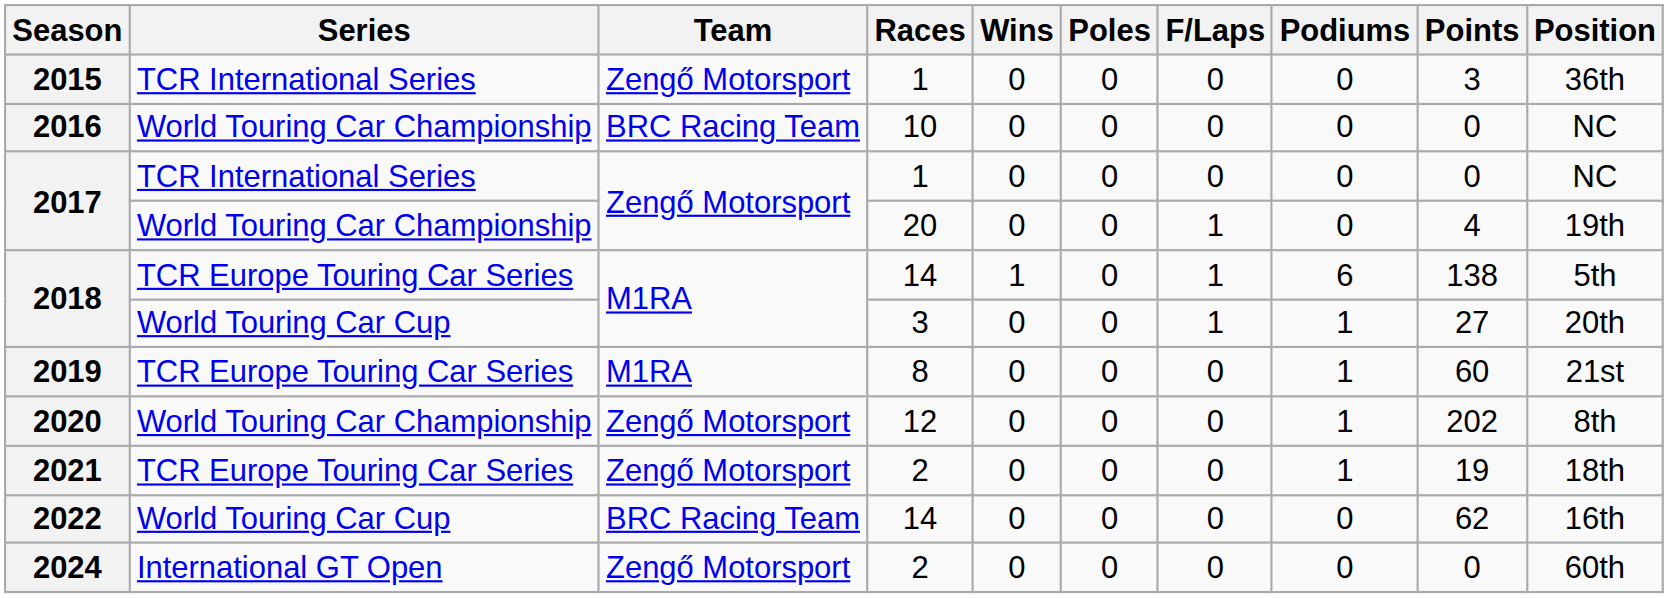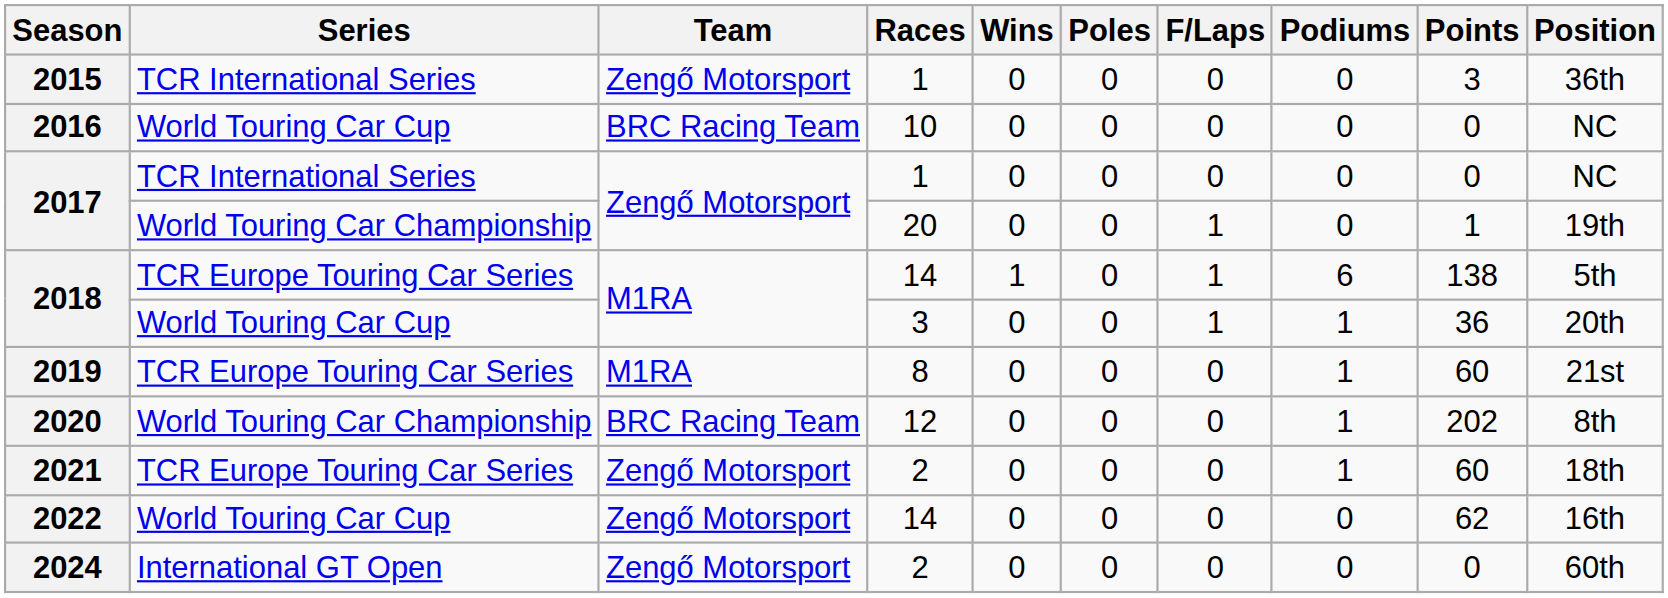(364, 128) World Touring Car Championship -> (294, 128) World Touring Car Cup
(1472, 226) 4 -> (1472, 226) 1
(1472, 323) 27 -> (1472, 323) 36
(728, 421) Zengő Motorsport -> (733, 421) BRC Racing Team
(1472, 470) 19 -> (1472, 470) 60
(733, 519) BRC Racing Team -> (728, 519) Zengő Motorsport
